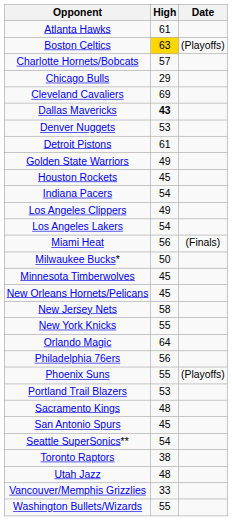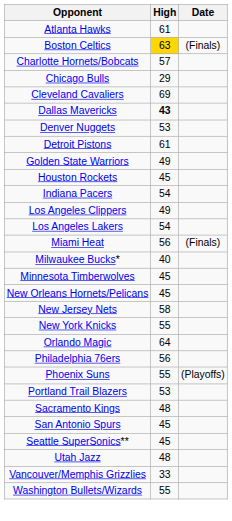(203, 45) (Playoffs) -> (203, 45) (Finals)
(165, 260) 50 -> (165, 260) 40
(165, 441) 54 -> (165, 441) 45
- row: (78, 458)
